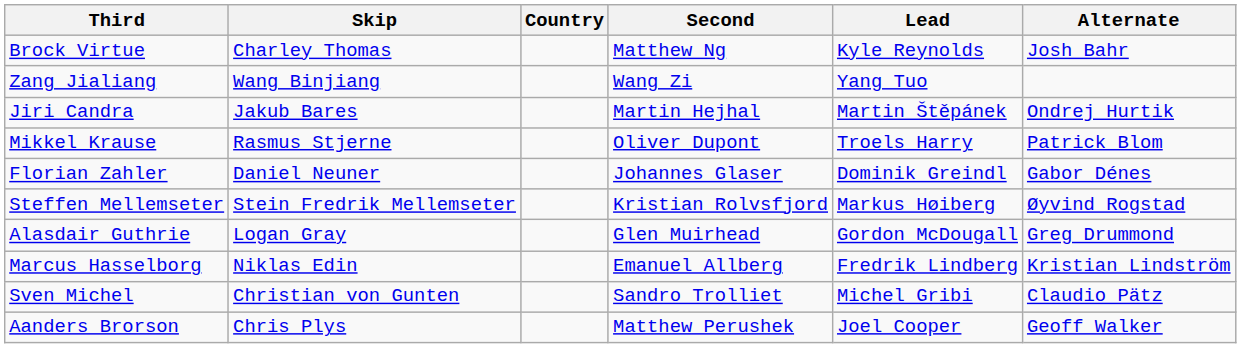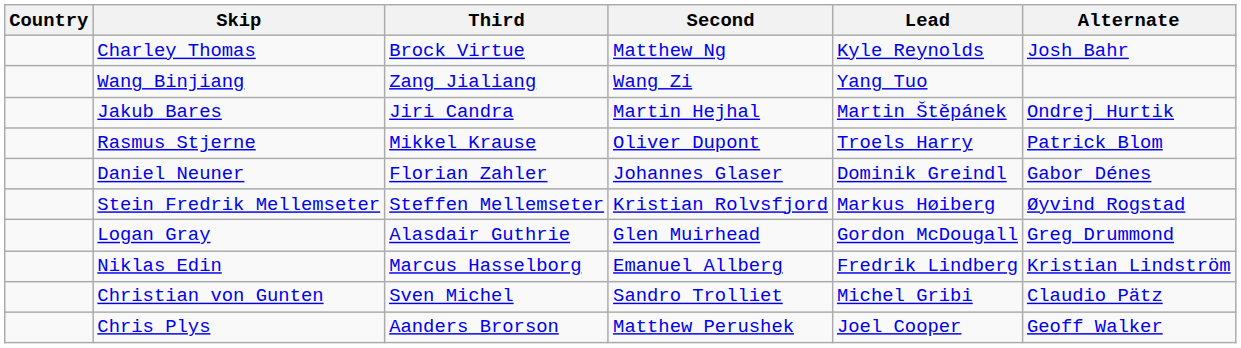columns swapped: (565, 20) <-> (117, 20)
